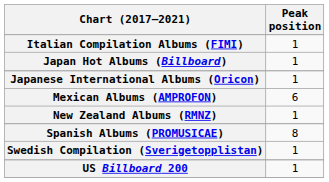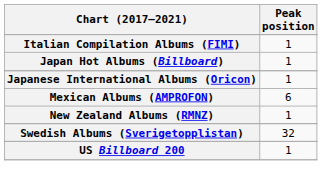- row: (135, 133)
+ row: (132, 133)
- row: (135, 151)
